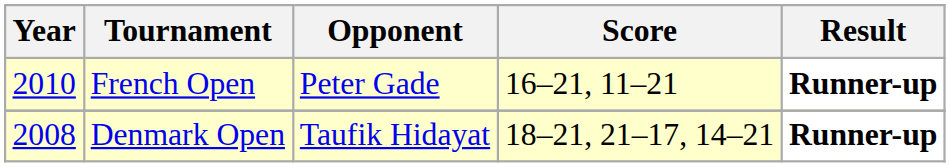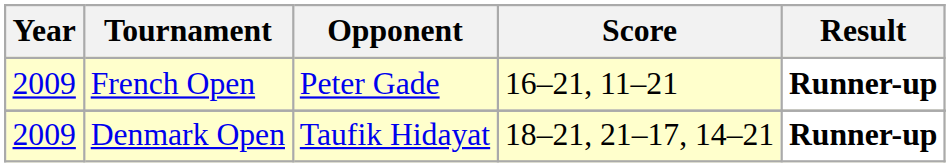(44, 83) 2010 -> (44, 83) 2009
(44, 135) 2008 -> (44, 135) 2009
